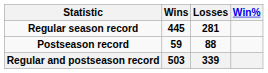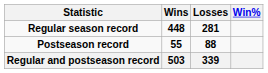(176, 29) 445 -> (176, 29) 448
(176, 45) 59 -> (176, 45) 55
